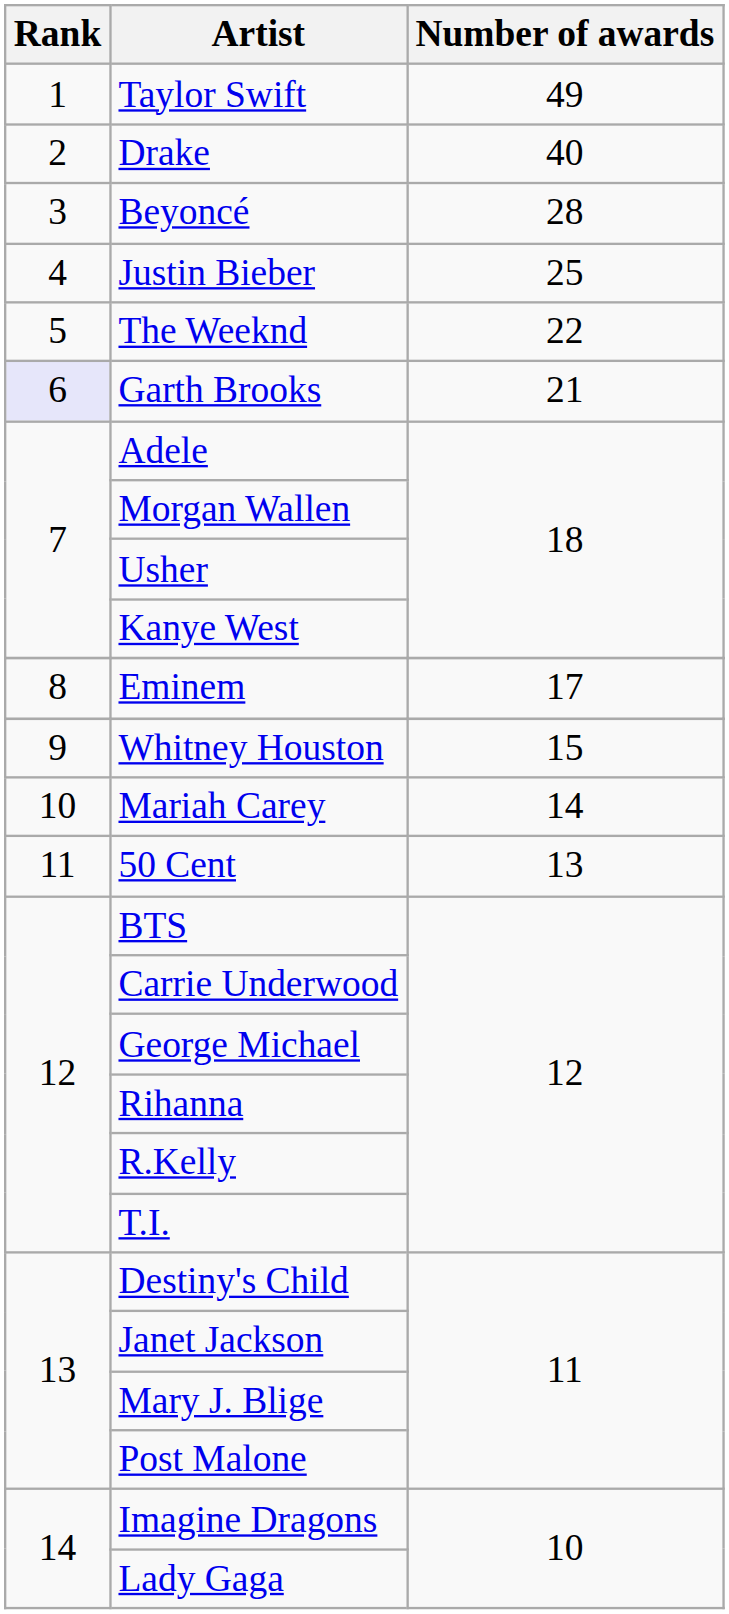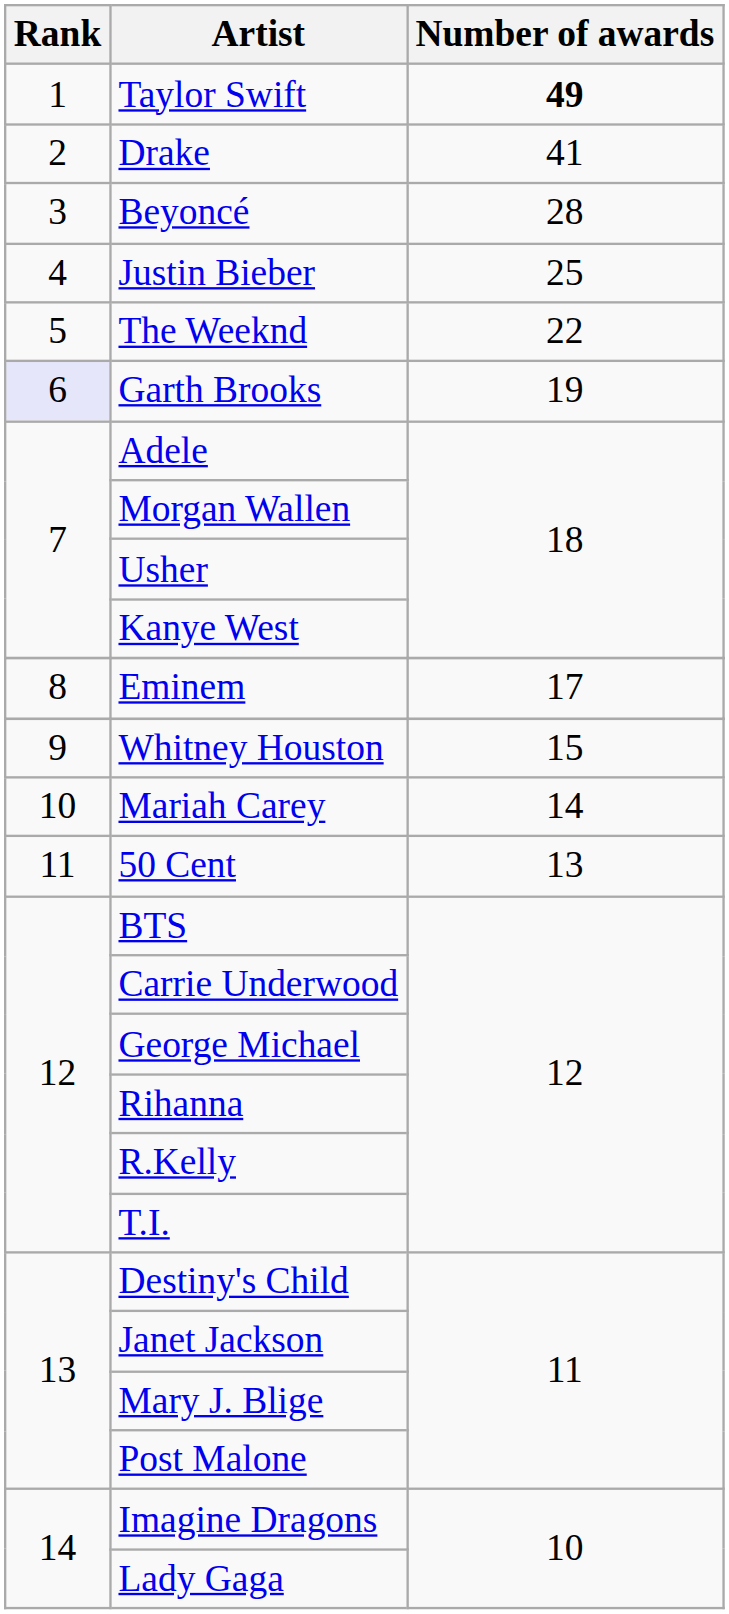(565, 93) normal -> (565, 93) bold
(565, 152) 40 -> (565, 152) 41
(565, 390) 21 -> (565, 390) 19
